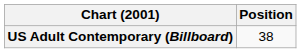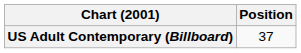(266, 36) 38 -> (266, 36) 37
